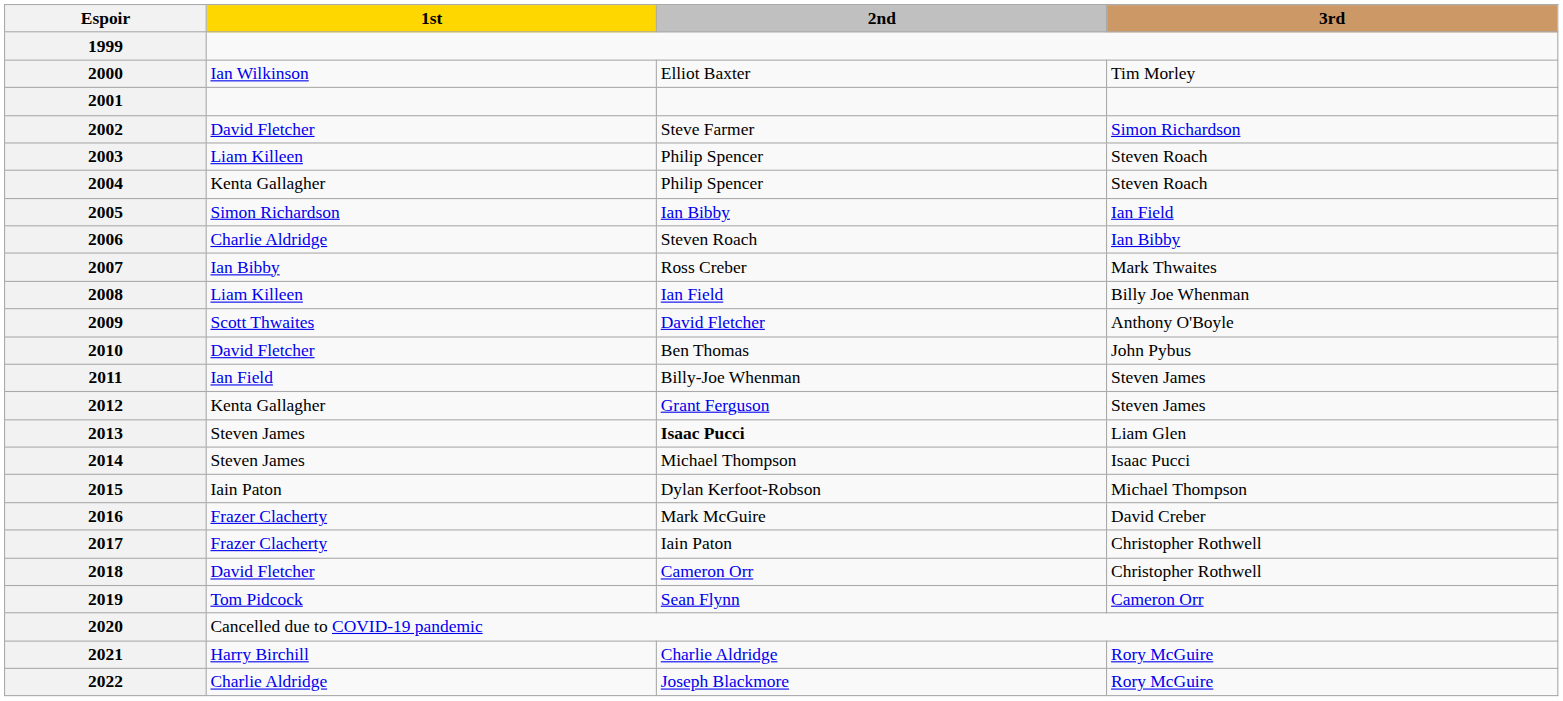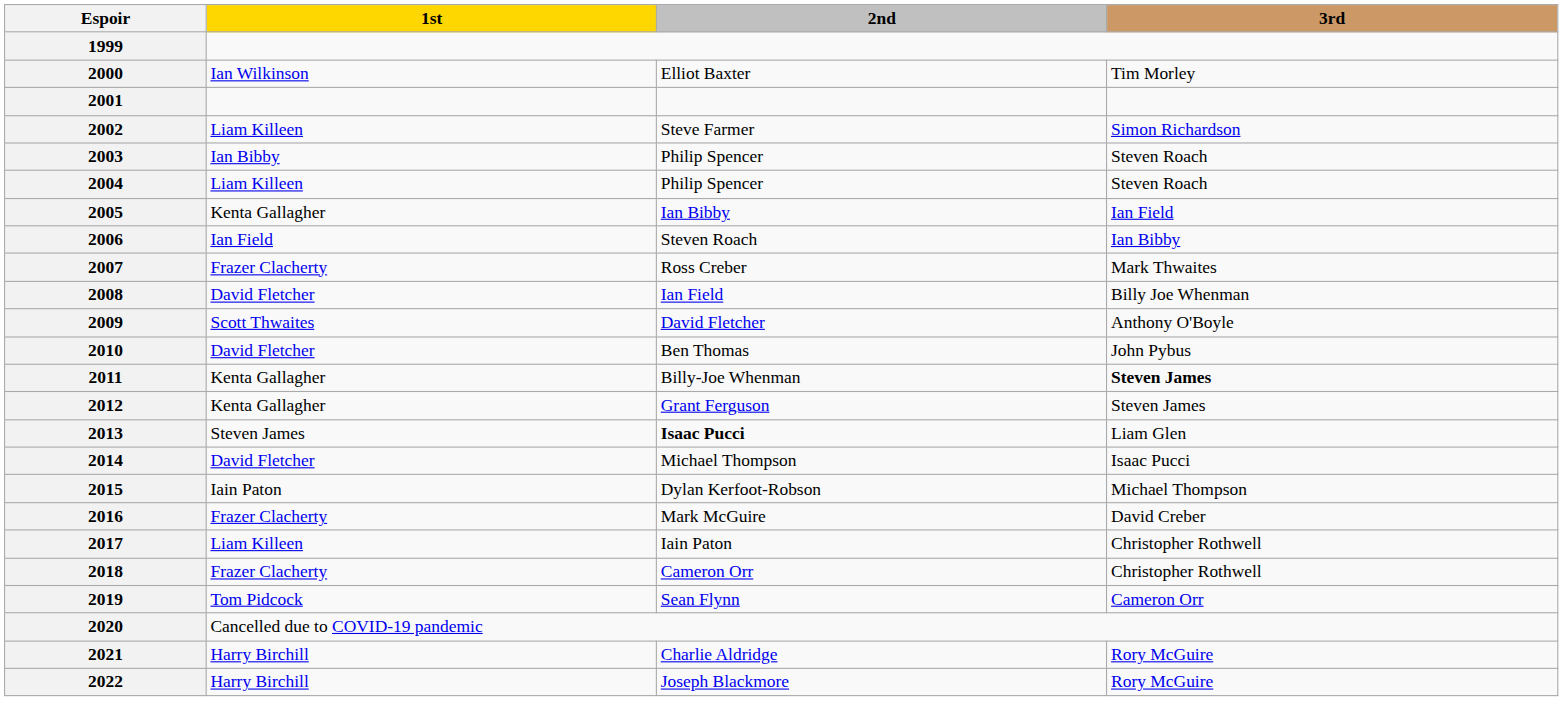(263, 128) David Fletcher -> (257, 128) Liam Killeen
(257, 156) Liam Killeen -> (245, 156) Ian Bibby
(268, 184) Kenta Gallagher -> (257, 184) Liam Killeen
(275, 211) Simon Richardson -> (268, 211) Kenta Gallagher
(269, 239) Charlie Aldridge -> (242, 239) Ian Field
(245, 267) Ian Bibby -> (269, 267) Frazer Clacherty
(257, 294) Liam Killeen -> (263, 294) David Fletcher
(242, 377) Ian Field -> (268, 377) Kenta Gallagher
(1158, 377) normal -> (1161, 377) bold
(258, 460) Steven James -> (263, 460) David Fletcher
(269, 543) Frazer Clacherty -> (257, 543) Liam Killeen
(263, 571) David Fletcher -> (269, 571) Frazer Clacherty
(269, 682) Charlie Aldridge -> (260, 682) Harry Birchill
